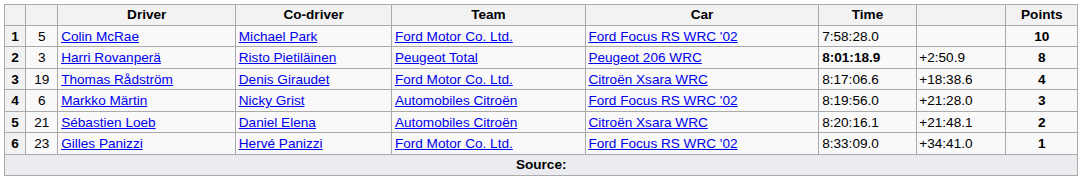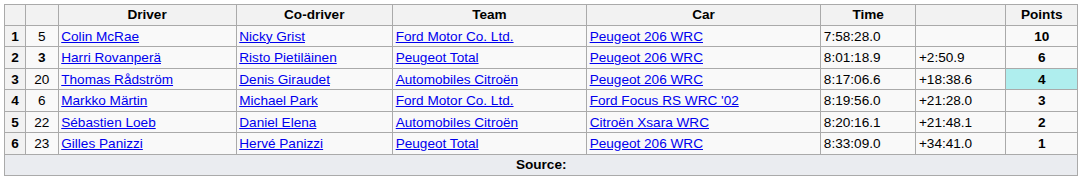(278, 36) Michael Park -> (272, 36) Nicky Grist
(663, 36) Ford Focus RS WRC '02 -> (646, 36) Peugeot 206 WRC
(42, 58) normal -> (42, 58) bold
(851, 58) bold -> (852, 58) normal
(1042, 58) 8 -> (1042, 58) 6
(42, 79) 19 -> (42, 79) 20
(454, 79) Ford Motor Co. Ltd. -> (457, 79) Automobiles Citroën
(648, 79) Citroën Xsara WRC -> (646, 79) Peugeot 206 WRC
(1042, 79) no background -> (1042, 79) paleturquoise background
(272, 101) Nicky Grist -> (279, 101) Michael Park
(456, 101) Automobiles Citroën -> (455, 101) Ford Motor Co. Ltd.
(42, 122) 21 -> (42, 122) 22
(454, 143) Ford Motor Co. Ltd. -> (437, 143) Peugeot Total
(663, 143) Ford Focus RS WRC '02 -> (646, 143) Peugeot 206 WRC
